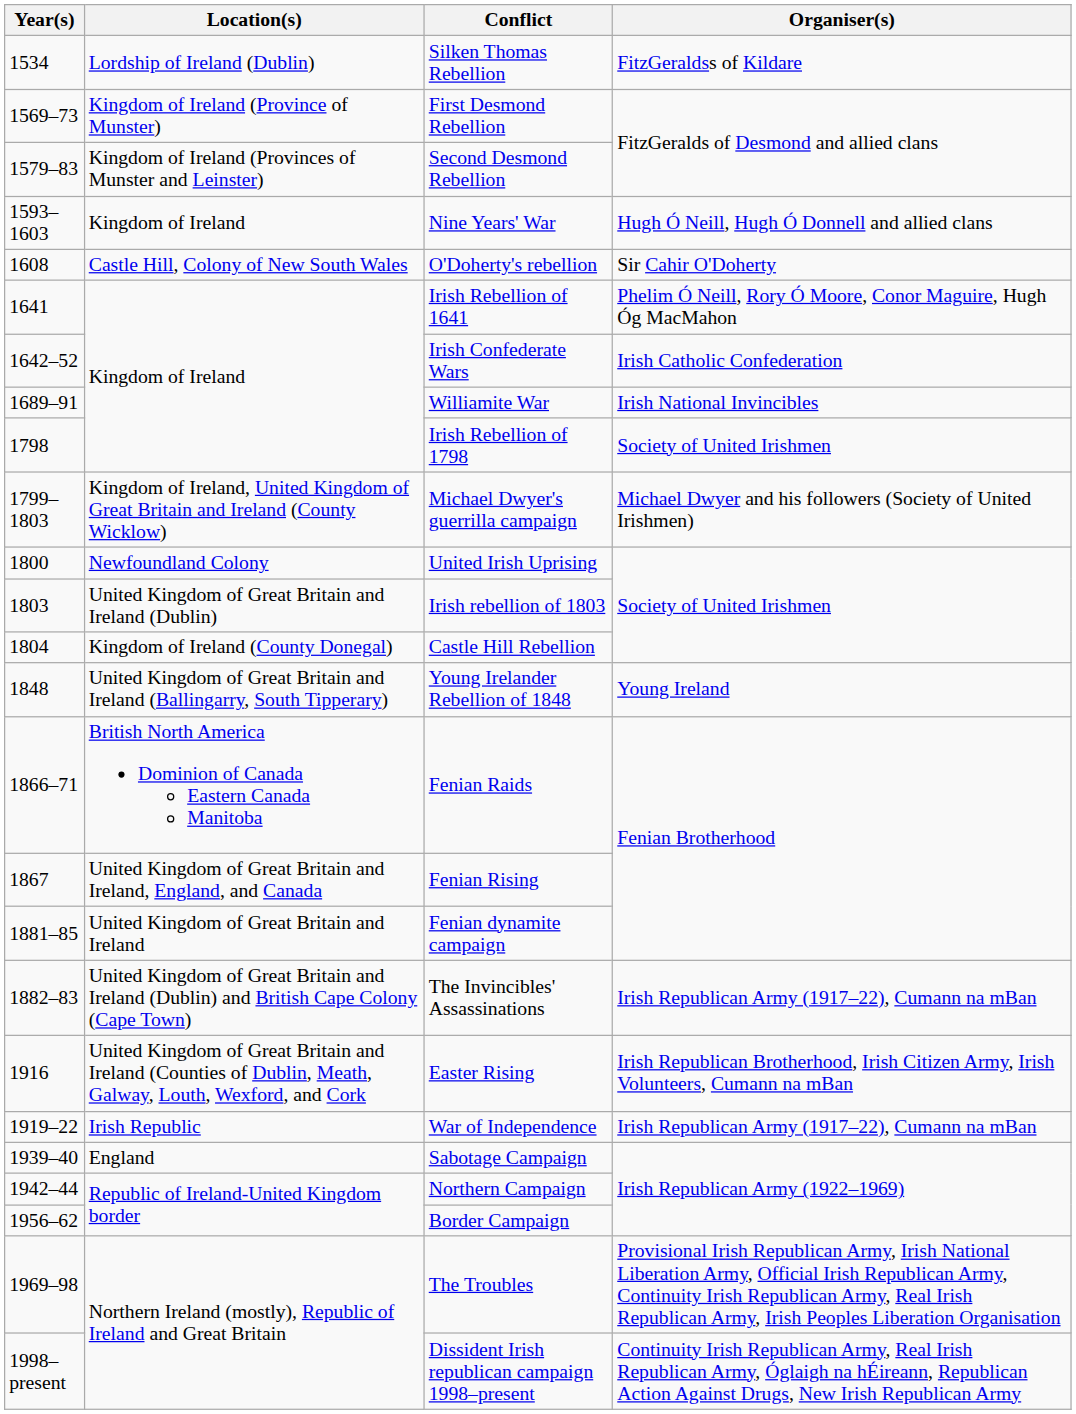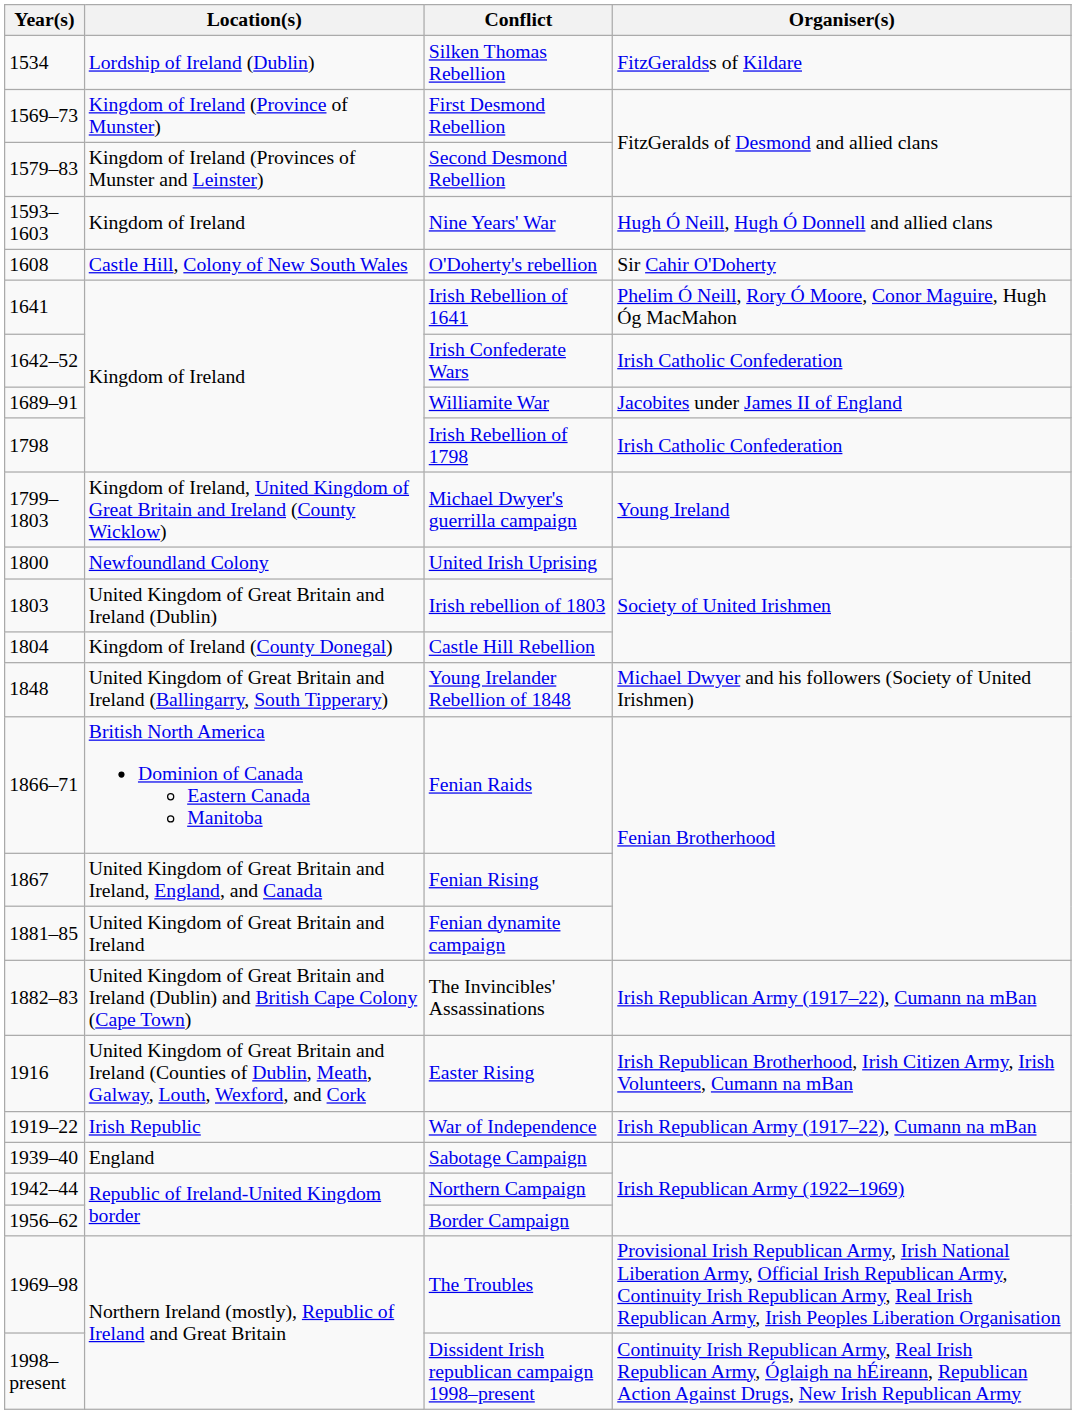(718, 402) Irish National Invincibles -> (760, 402) Jacobites under James II of England
(724, 444) Society of United Irishmen -> (730, 444) Irish Catholic Confederation
(824, 509) Michael Dwyer and his followers (Society of United Irishmen) -> (673, 509) Young Ireland
(673, 689) Young Ireland -> (824, 689) Michael Dwyer and his followers (Society of United Irishmen)
